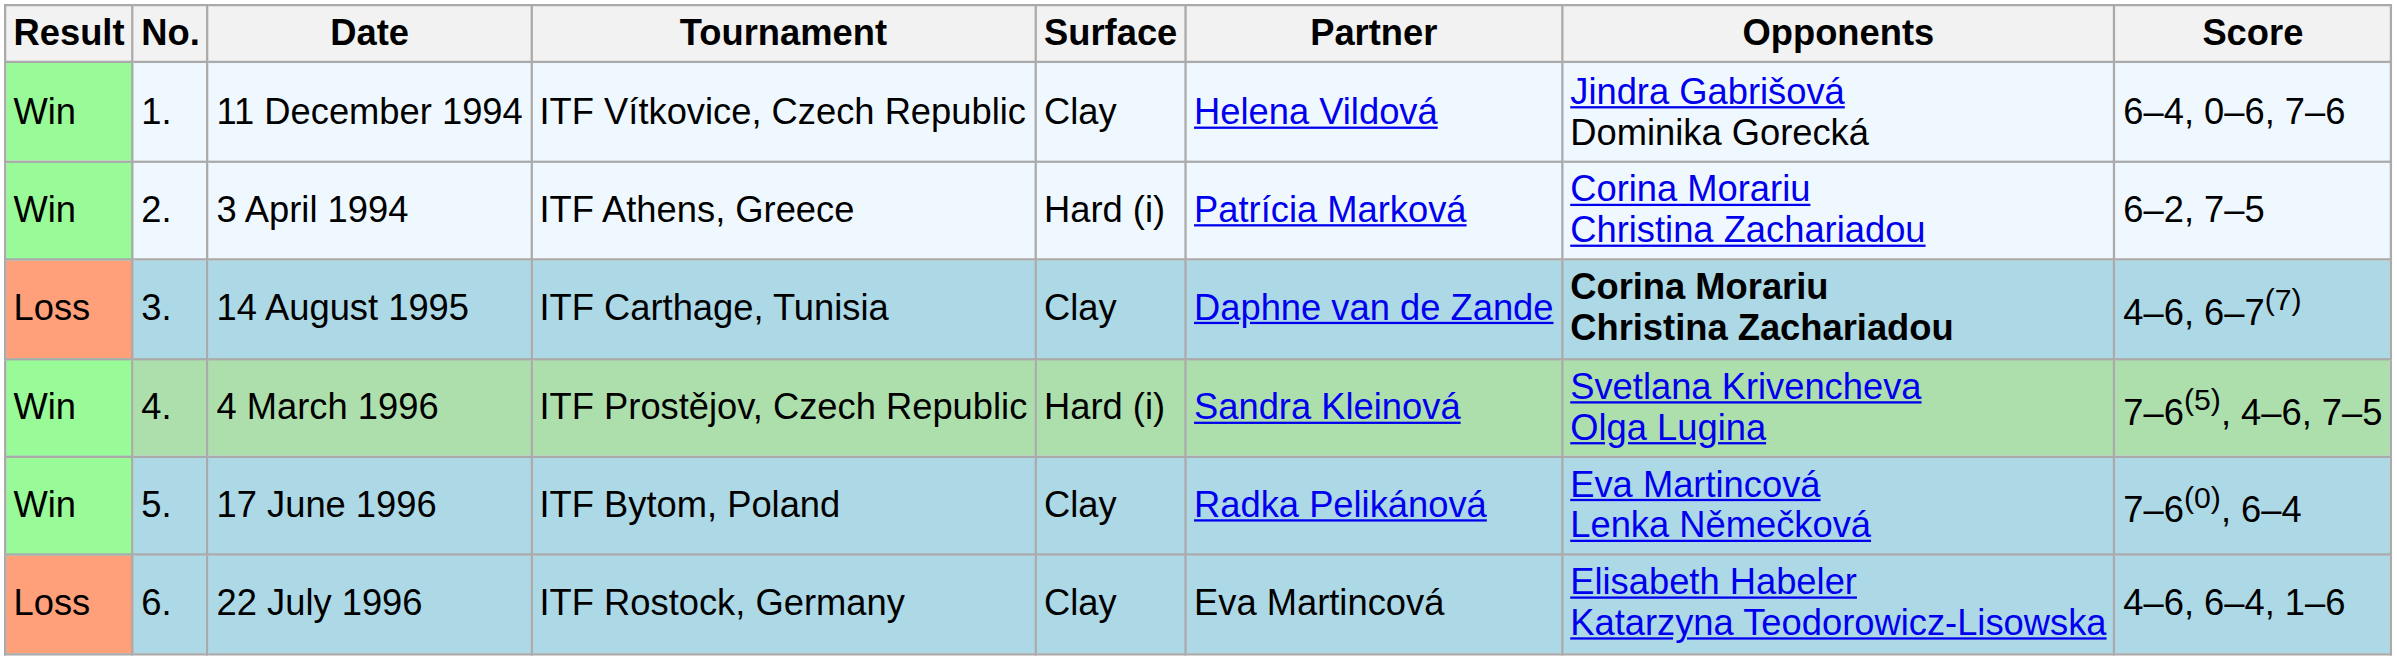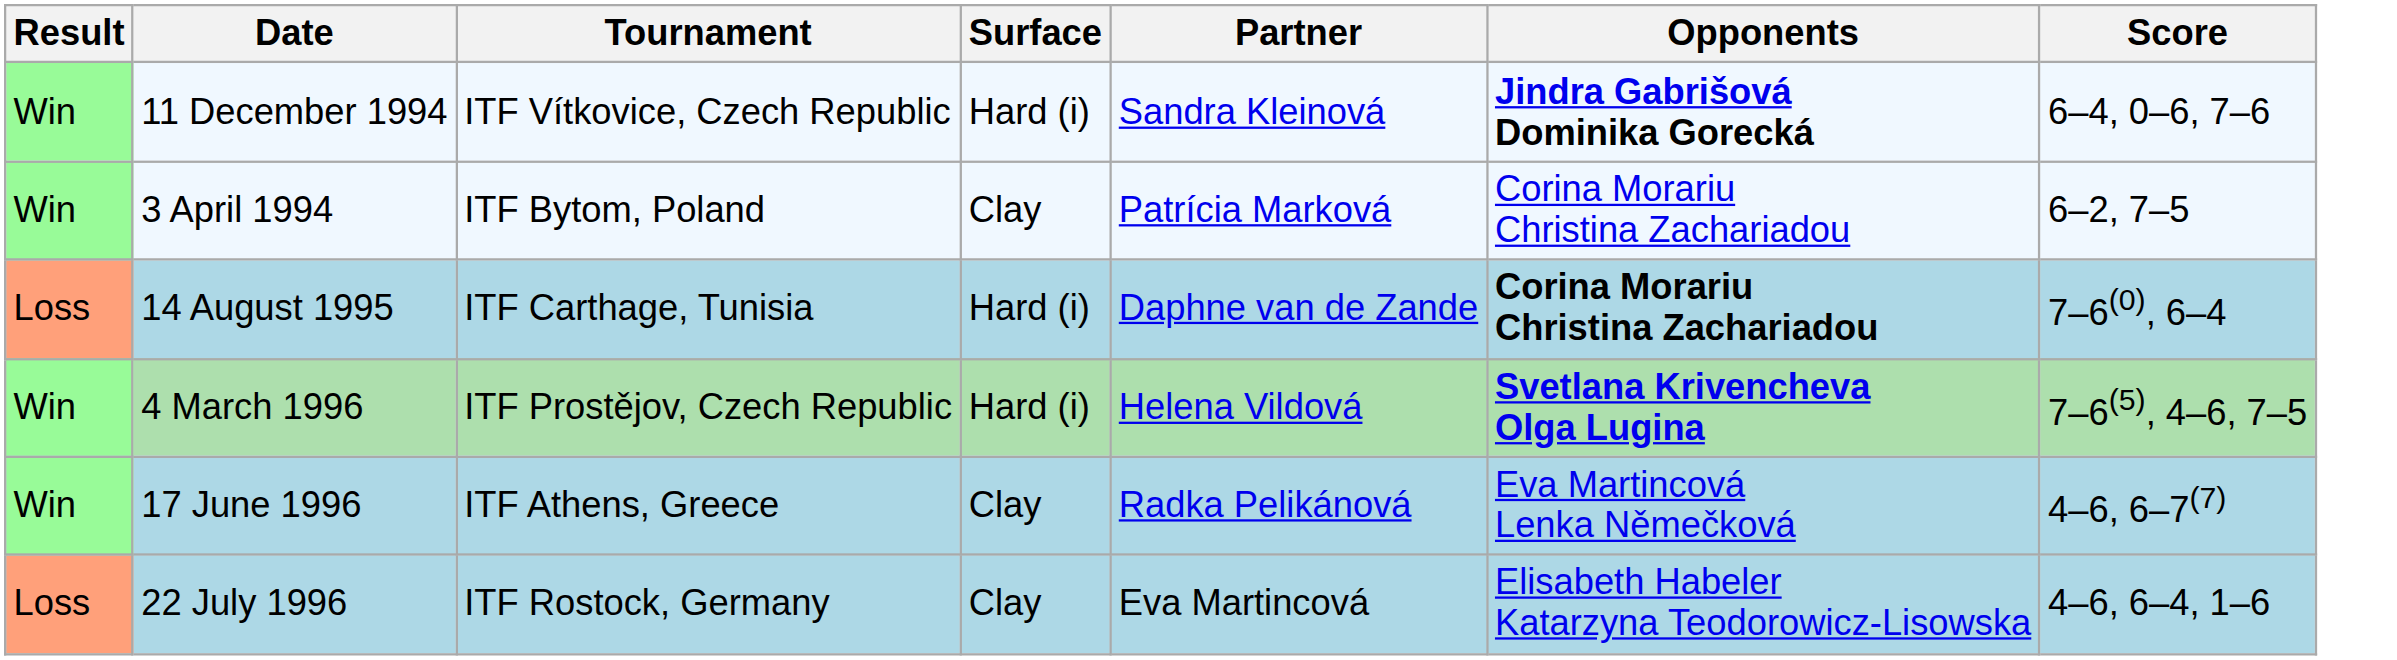- column: (171, 33)
(1080, 111) Clay -> (1029, 111) Hard (i)
(1316, 111) Helena Vildová -> (1252, 111) Sandra Kleinová
(1720, 111) normal -> (1654, 111) bold
(697, 209) ITF Athens, Greece -> (615, 209) ITF Bytom, Poland
(1105, 209) Hard (i) -> (1005, 209) Clay
(1080, 308) Clay -> (1029, 308) Hard (i)
(2212, 308) 4–6, 6–7(7) -> (2137, 308) 7–6(0), 6–4
(1327, 406) Sandra Kleinová -> (1241, 406) Helena Vildová
(1746, 406) normal -> (1683, 406) bold
(690, 505) ITF Bytom, Poland -> (622, 505) ITF Athens, Greece
(2212, 505) 7–6(0), 6–4 -> (2137, 505) 4–6, 6–7(7)
